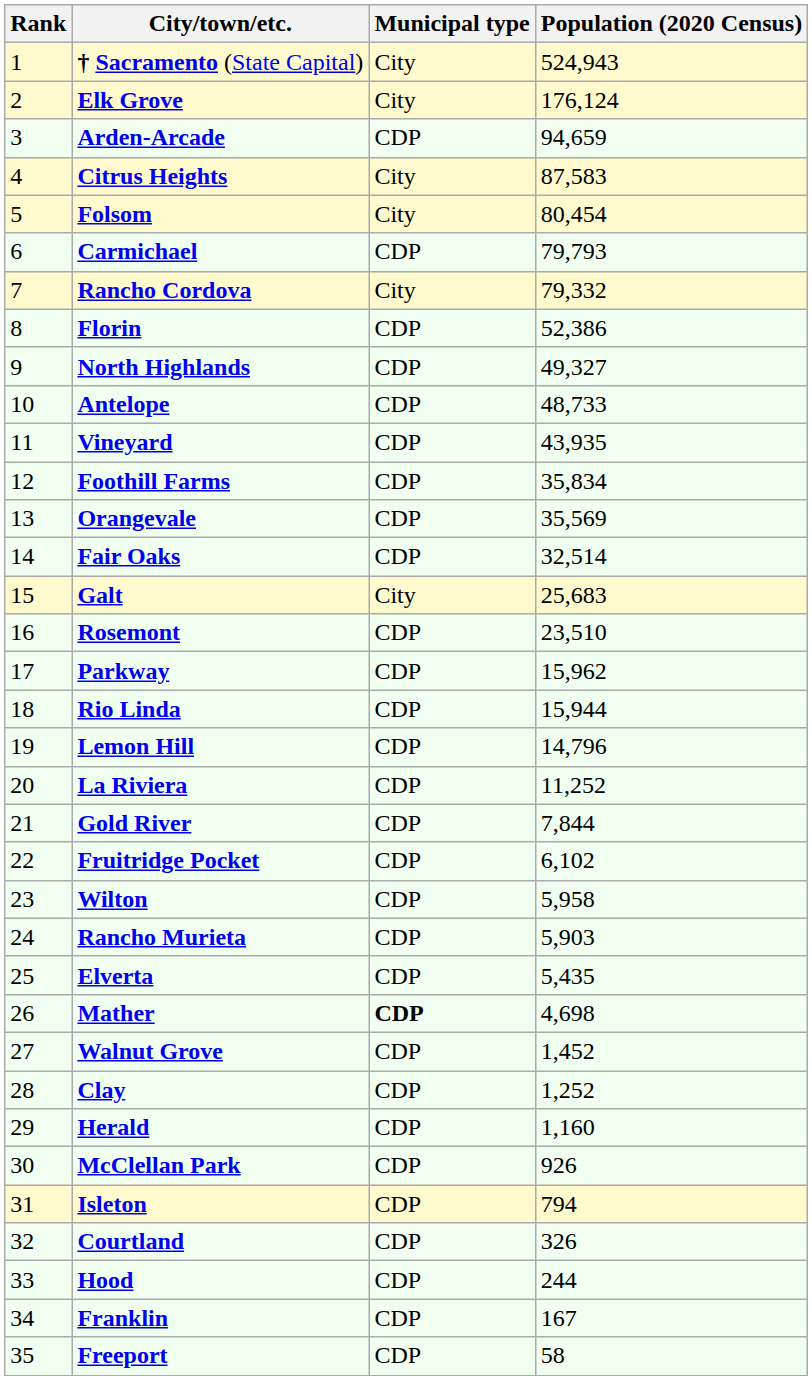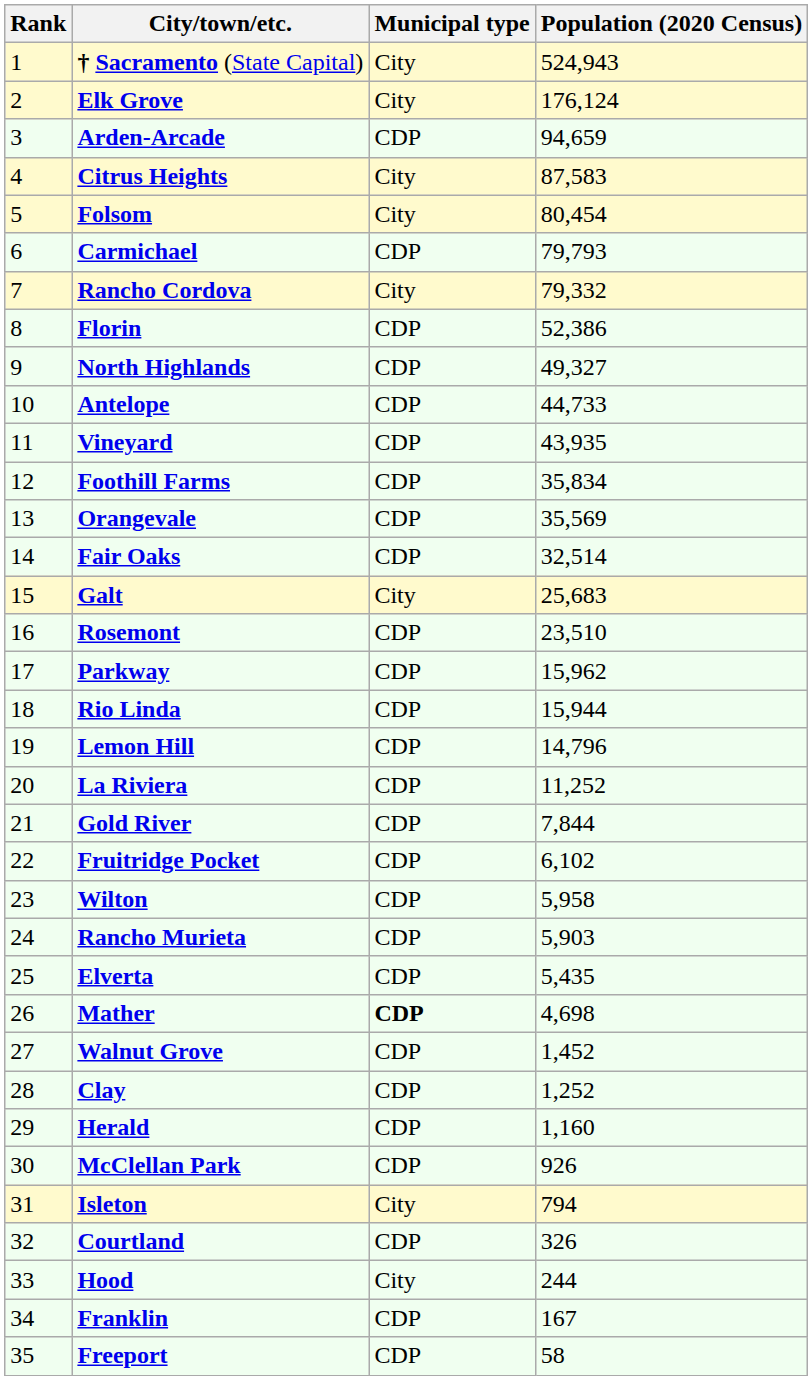(574, 404) 48,733 -> (574, 404) 44,733
(398, 1203) CDP -> (395, 1203) City
(398, 1279) CDP -> (395, 1279) City
